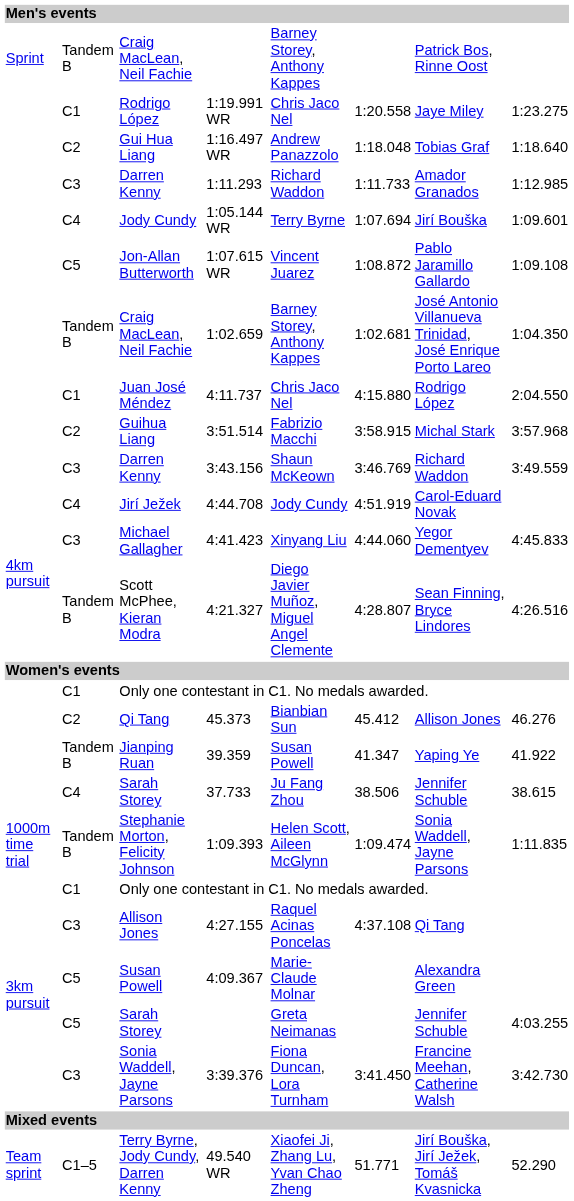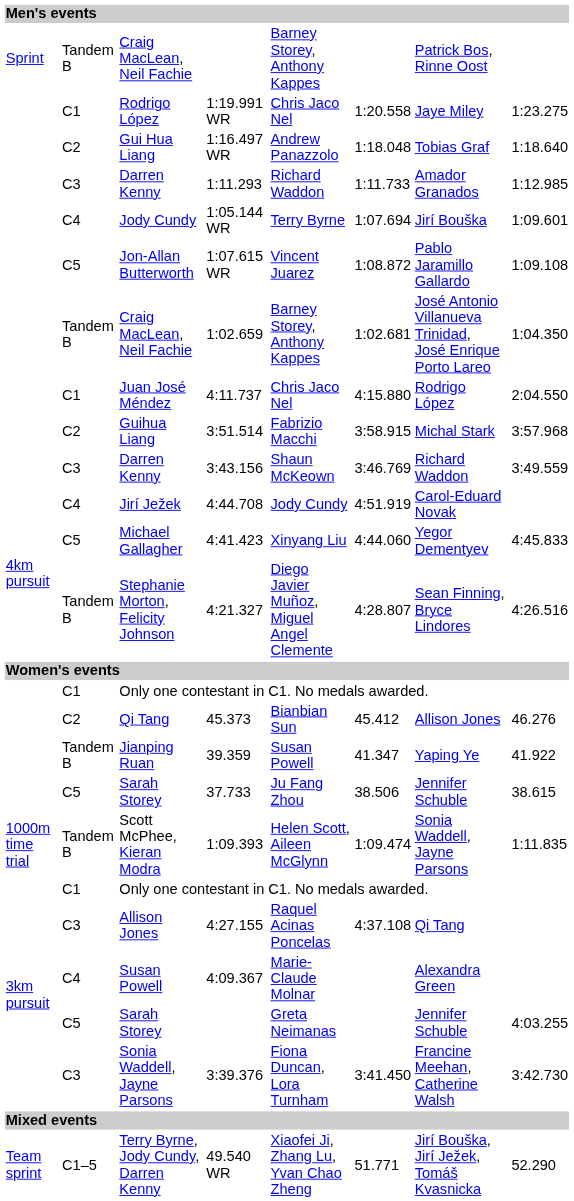(71, 540) C3 -> (71, 540) C5
(148, 610) Scott McPhee, Kieran Modra -> (152, 610) Stephanie Morton, Felicity Johnson
(71, 792) C4 -> (71, 792) C5
(152, 844) Stephanie Morton, Felicity Johnson -> (148, 844) Scott McPhee, Kieran Modra
(71, 978) C5 -> (71, 978) C4
